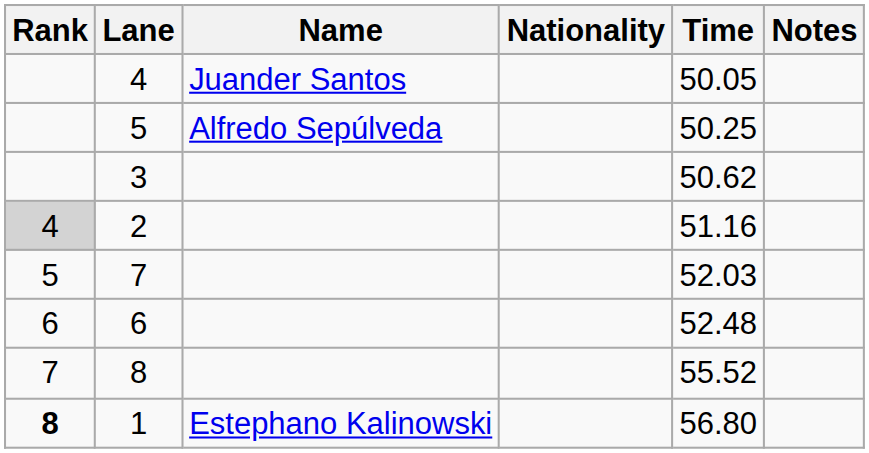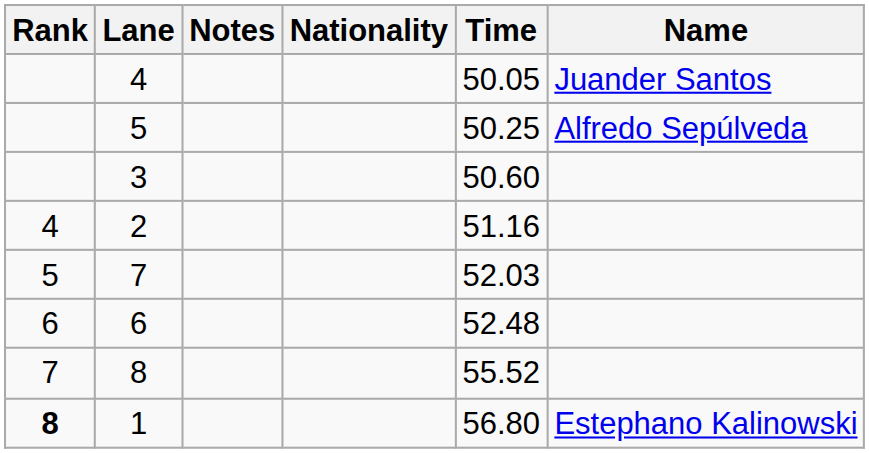columns swapped: (341, 30) <-> (814, 30)
(718, 177) 50.62 -> (501, 177) 50.60
(50, 226) lightgrey background -> (50, 226) no background
